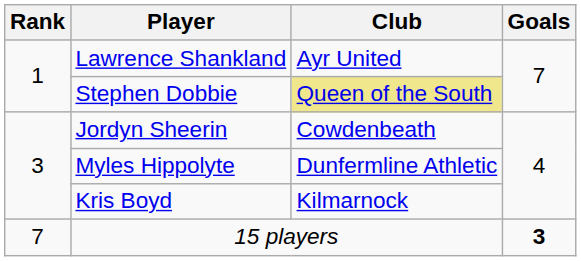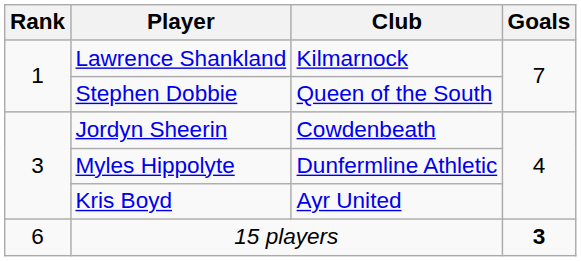(349, 58) Ayr United -> (352, 58) Kilmarnock
(394, 93) khaki background -> (394, 93) no background
(352, 201) Kilmarnock -> (349, 201) Ayr United
(37, 237) 7 -> (37, 237) 6
